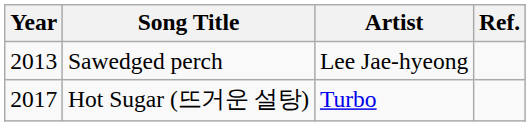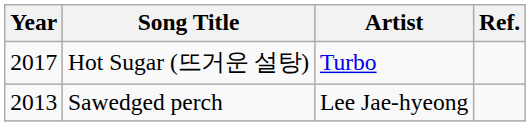rows swapped: (145, 60) <-> (189, 99)
